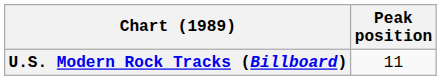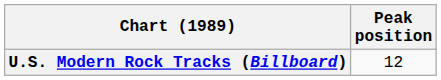(393, 63) 11 -> (393, 63) 12
